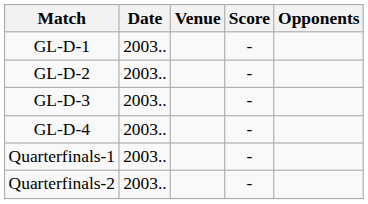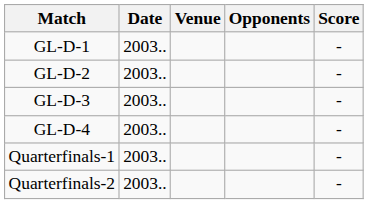columns swapped: (319, 18) <-> (249, 18)
